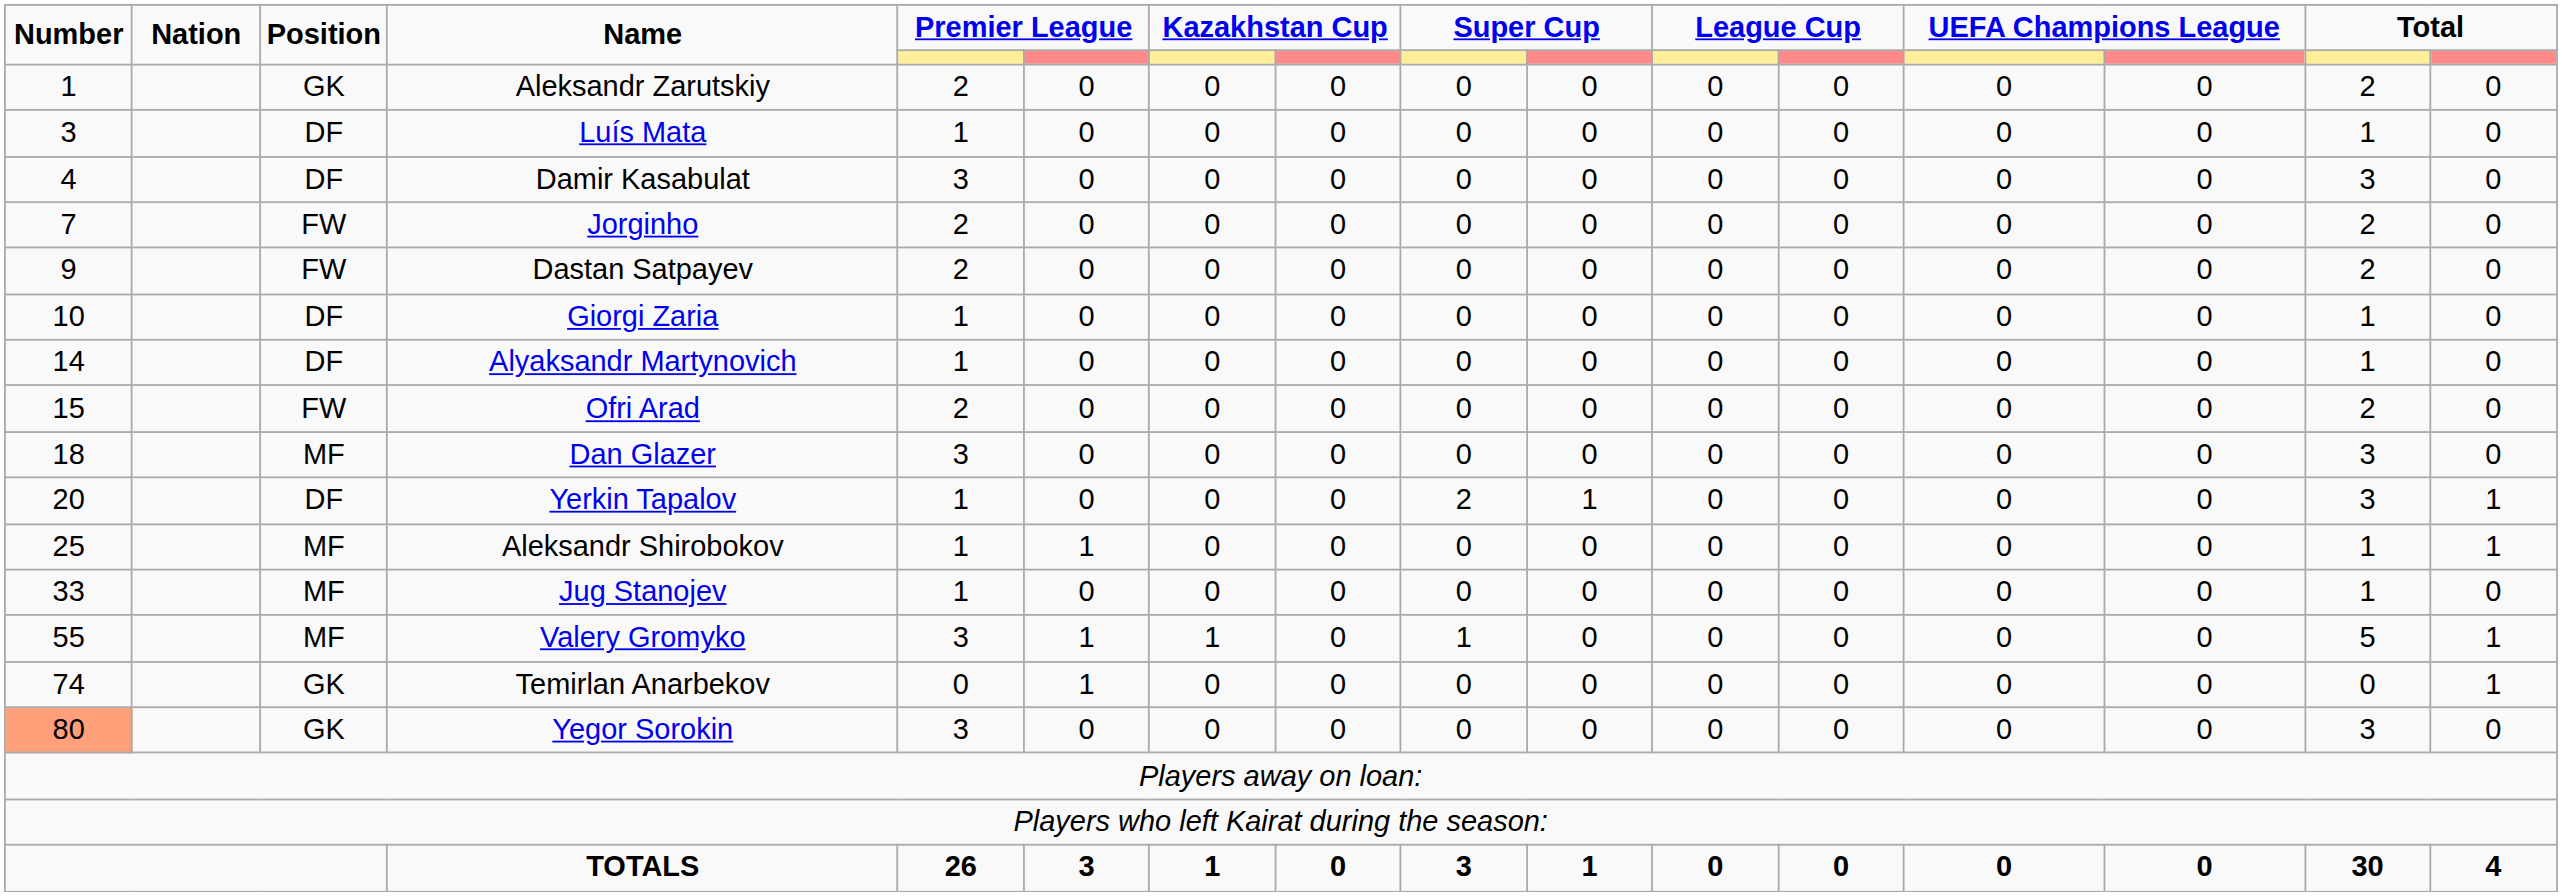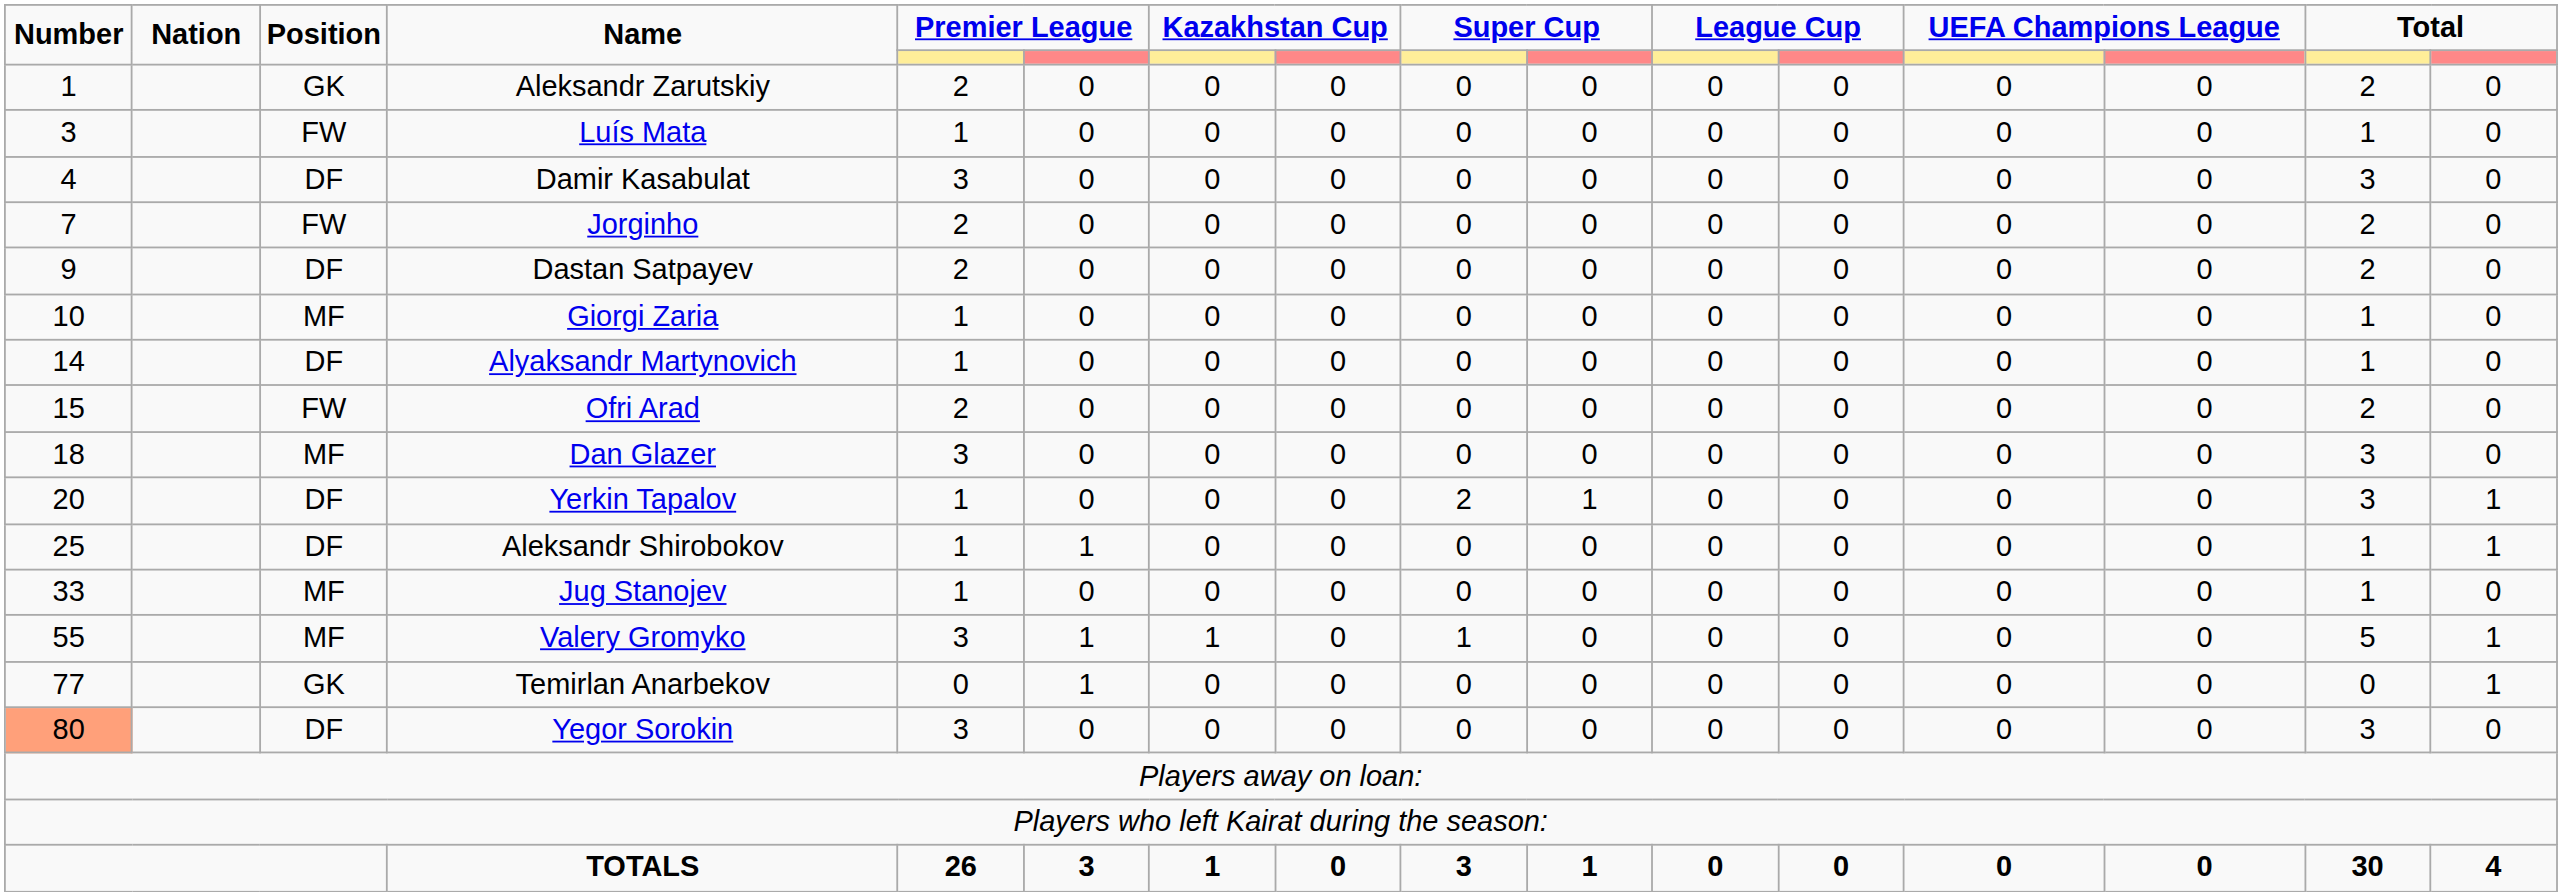(324, 132) DF -> (324, 132) FW
(324, 270) FW -> (324, 270) DF
(324, 316) DF -> (324, 316) MF
(324, 546) MF -> (324, 546) DF
(69, 683) 74 -> (69, 683) 77
(324, 729) GK -> (324, 729) DF
